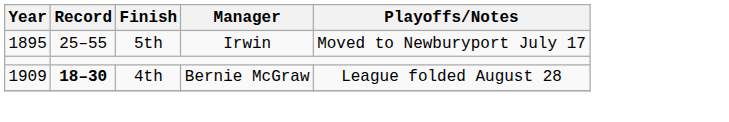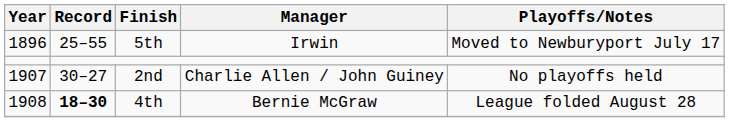(28, 44) 1895 -> (28, 44) 1896
+ row: (148, 77)
(28, 77) 1909 -> (28, 103) 1908
